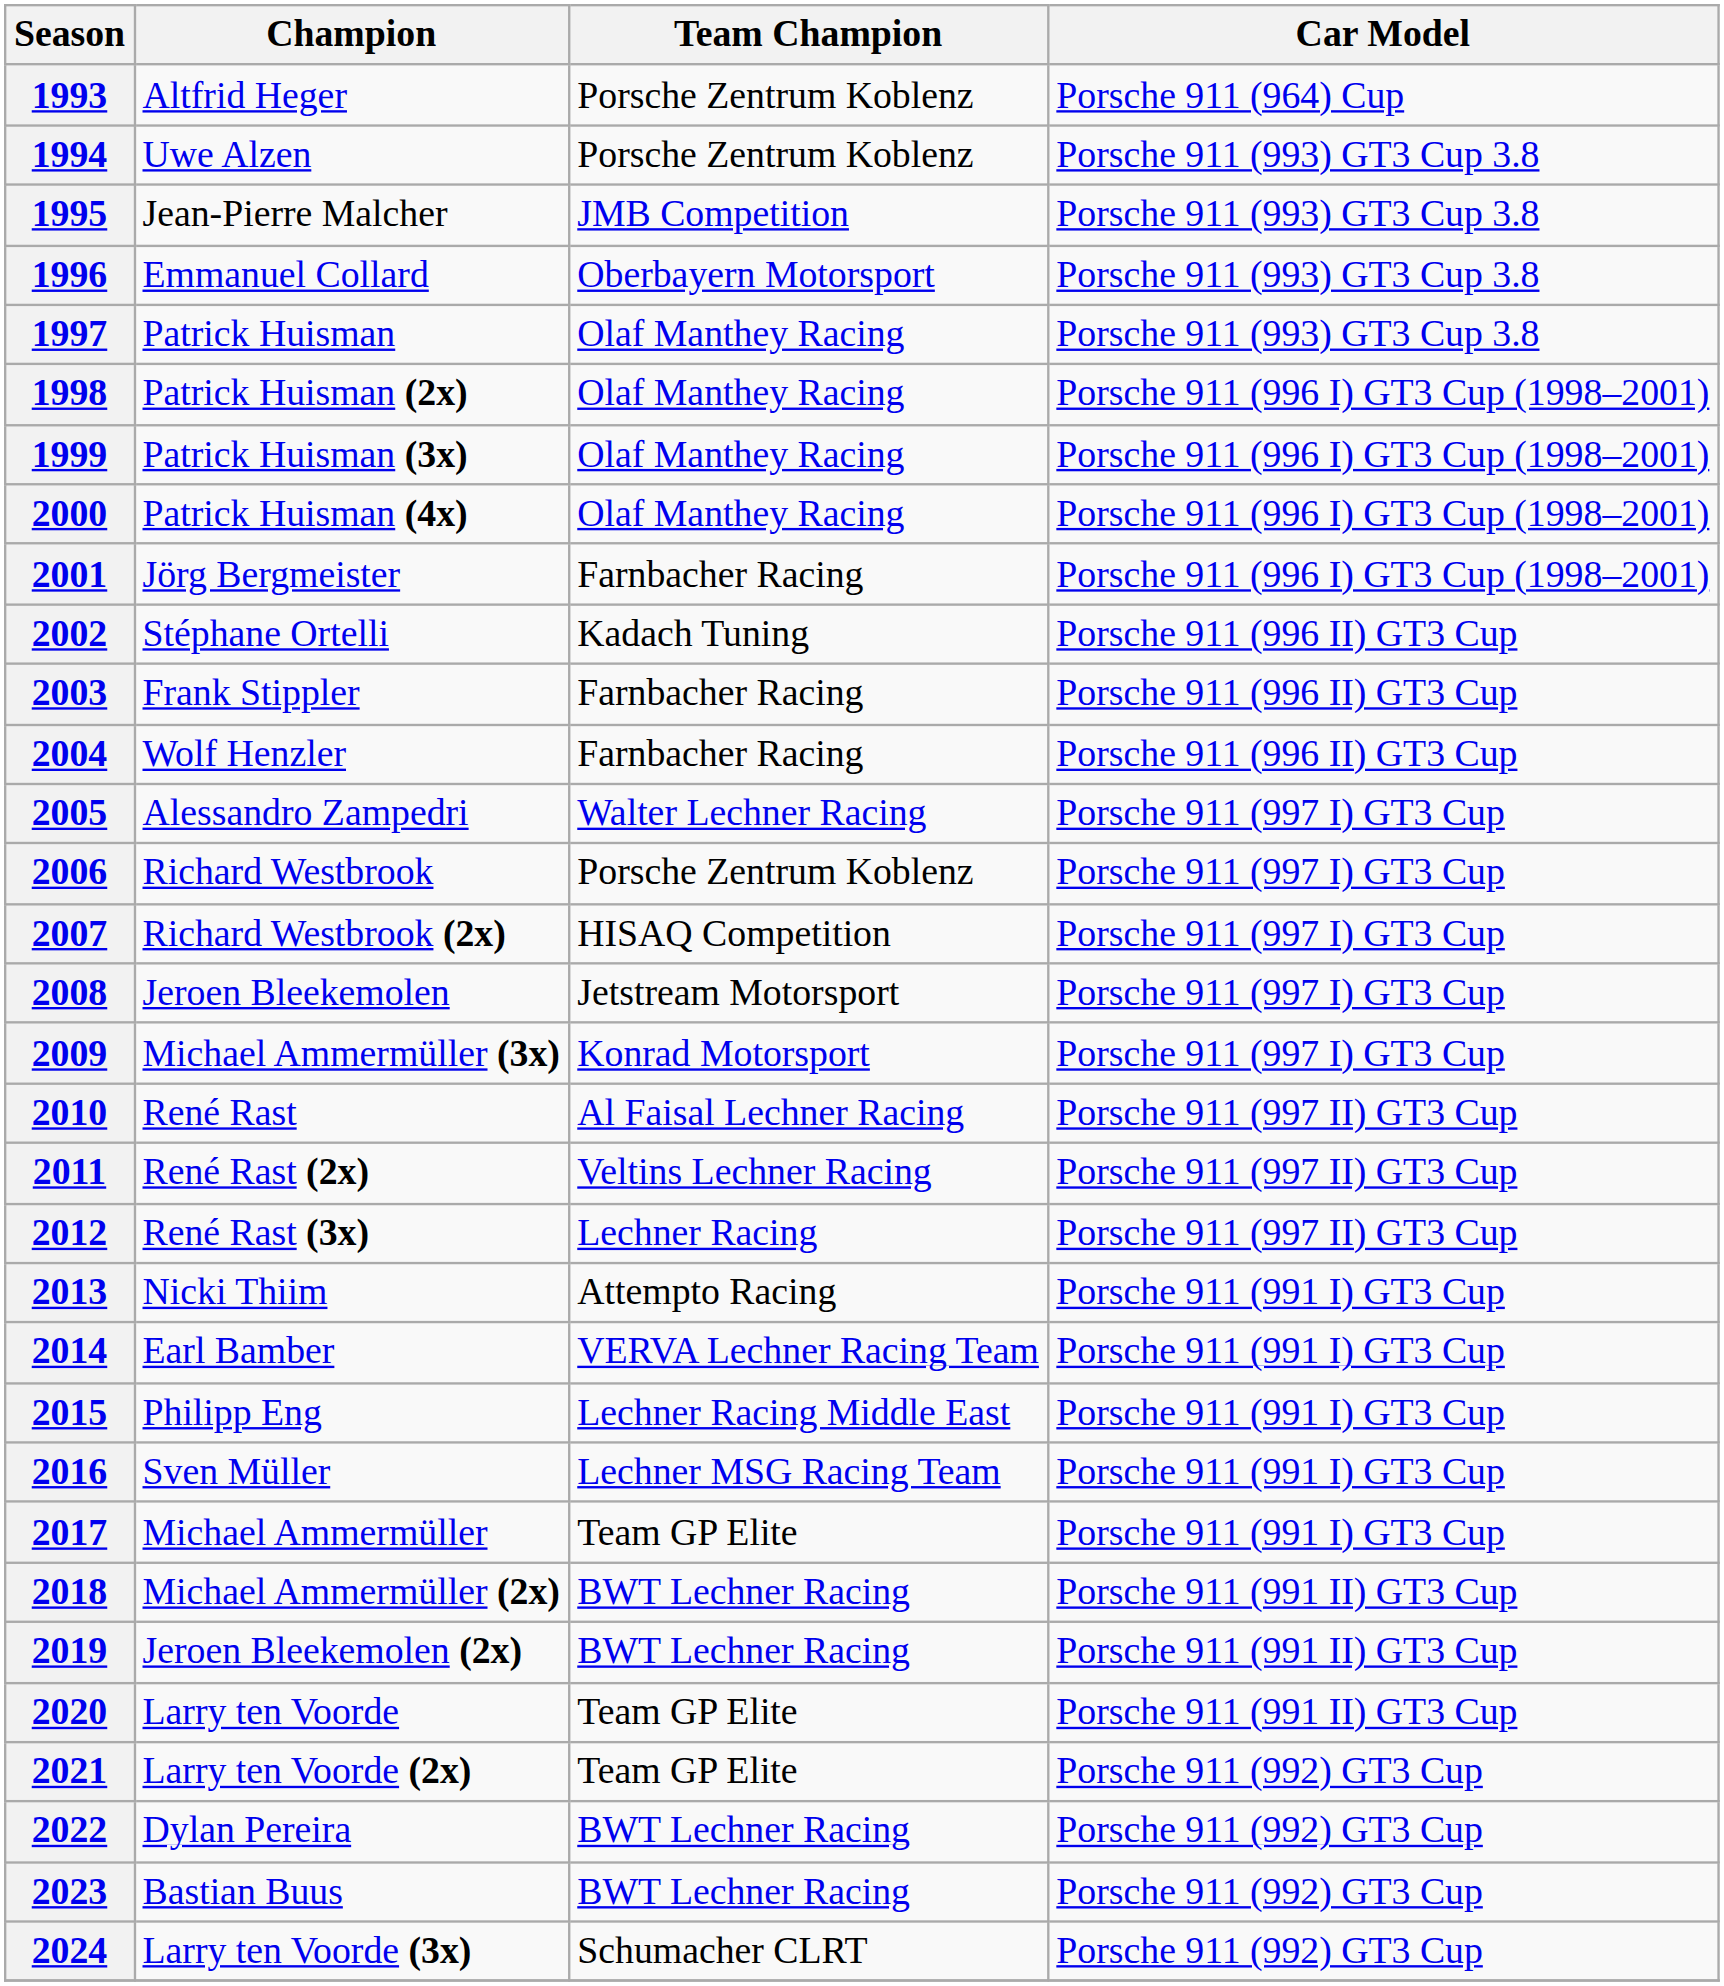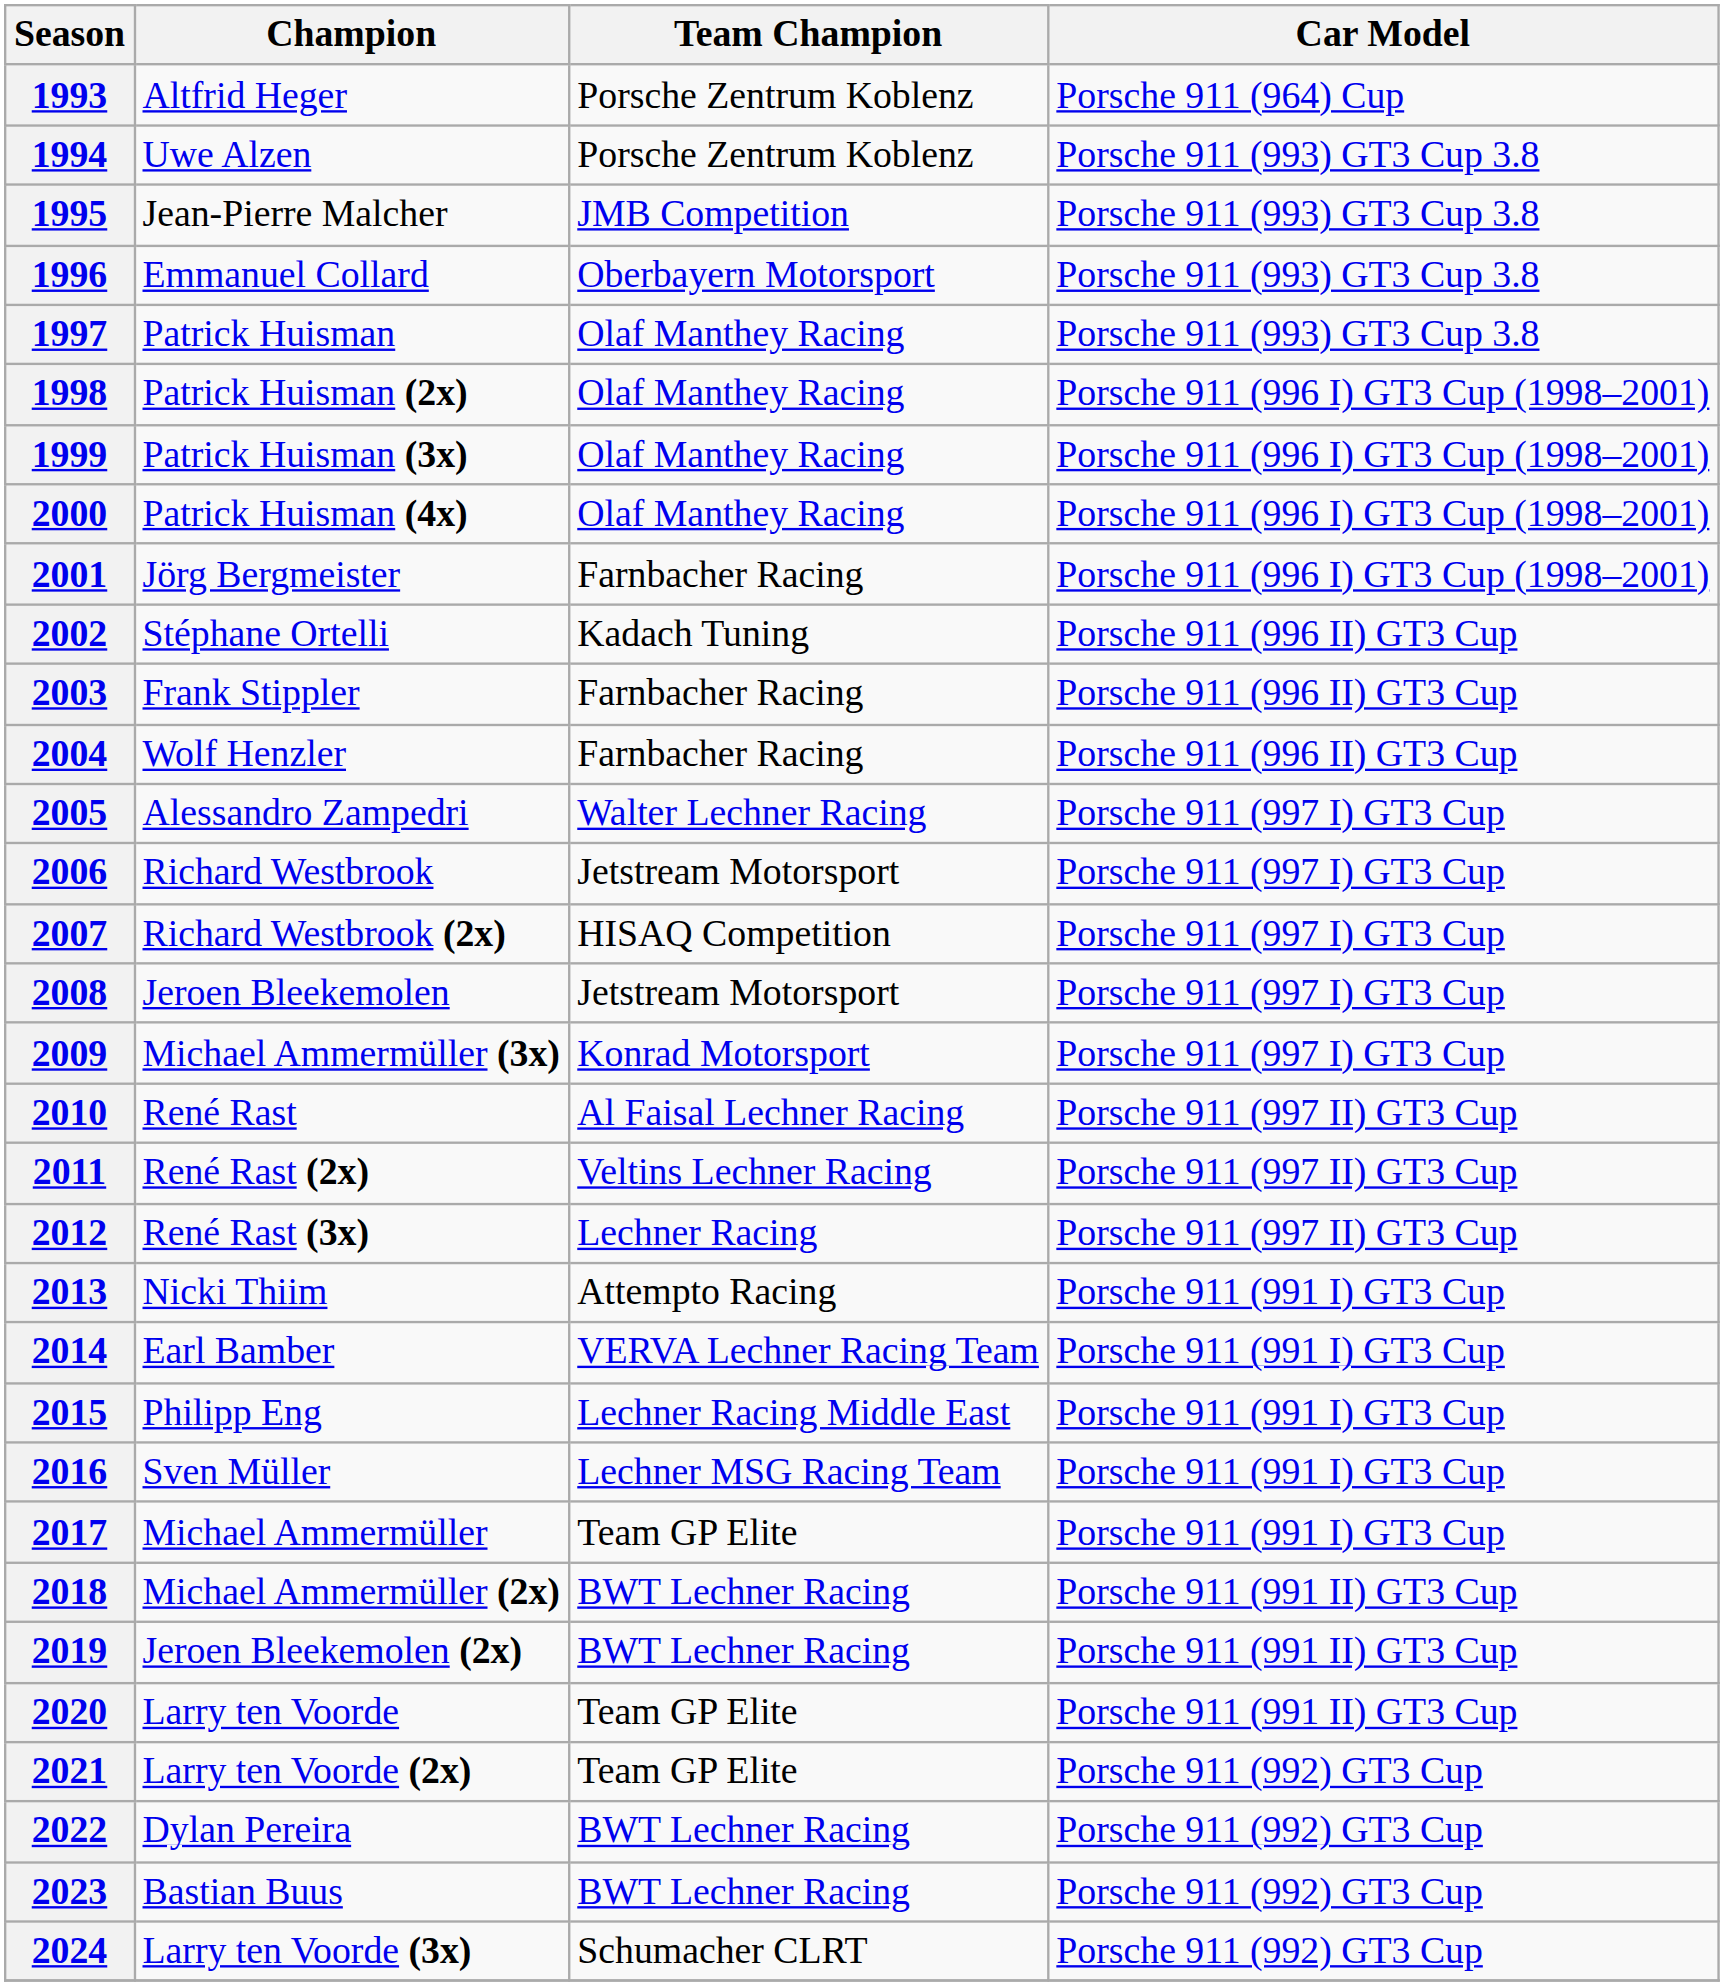(775, 872) Porsche Zentrum Koblenz -> (738, 872) Jetstream Motorsport
